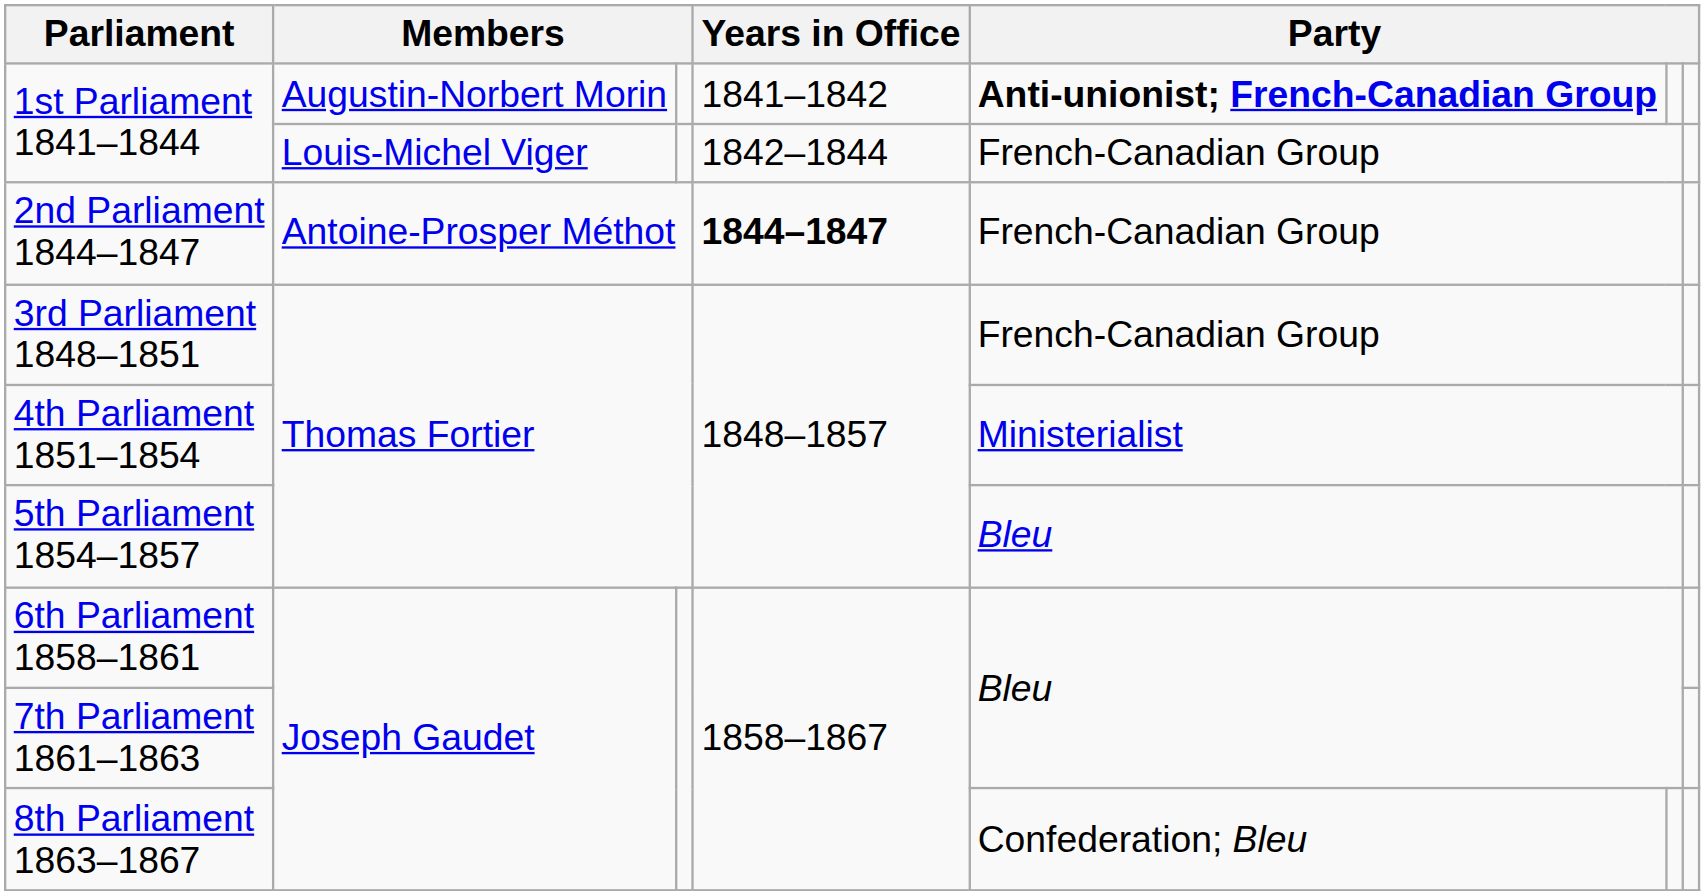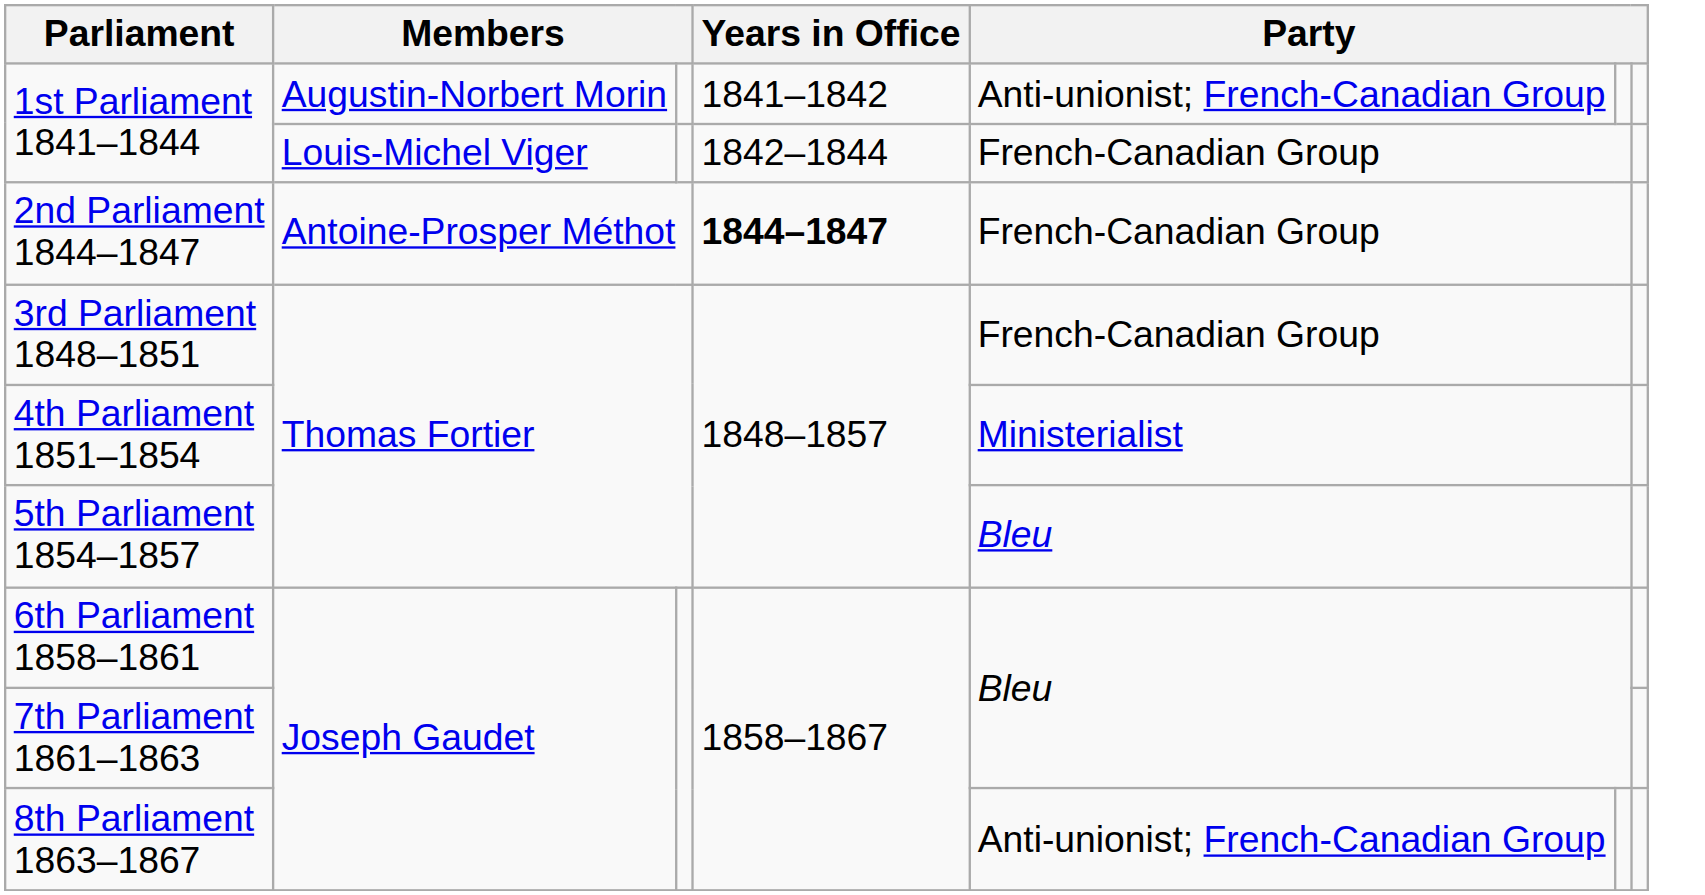(1317, 93) bold -> (1292, 93) normal
(1142, 838) Confederation; Bleu -> (1292, 838) Anti-unionist; French-Canadian Group
